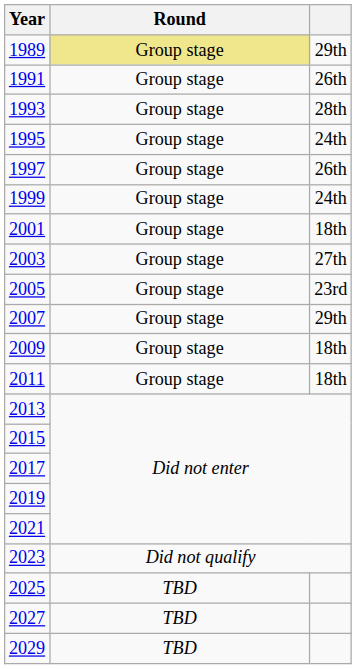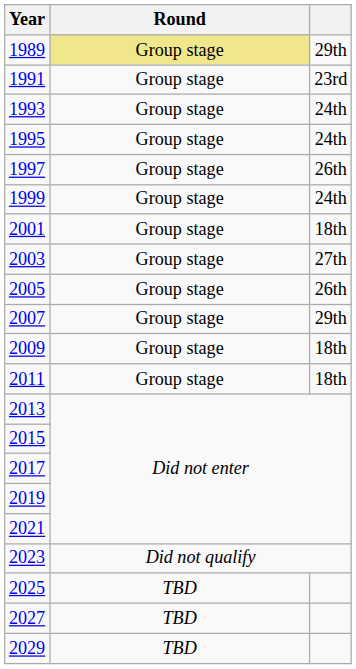(331, 79) 26th -> (331, 79) 23rd
(331, 109) 28th -> (331, 109) 24th
(331, 289) 23rd -> (331, 289) 26th
